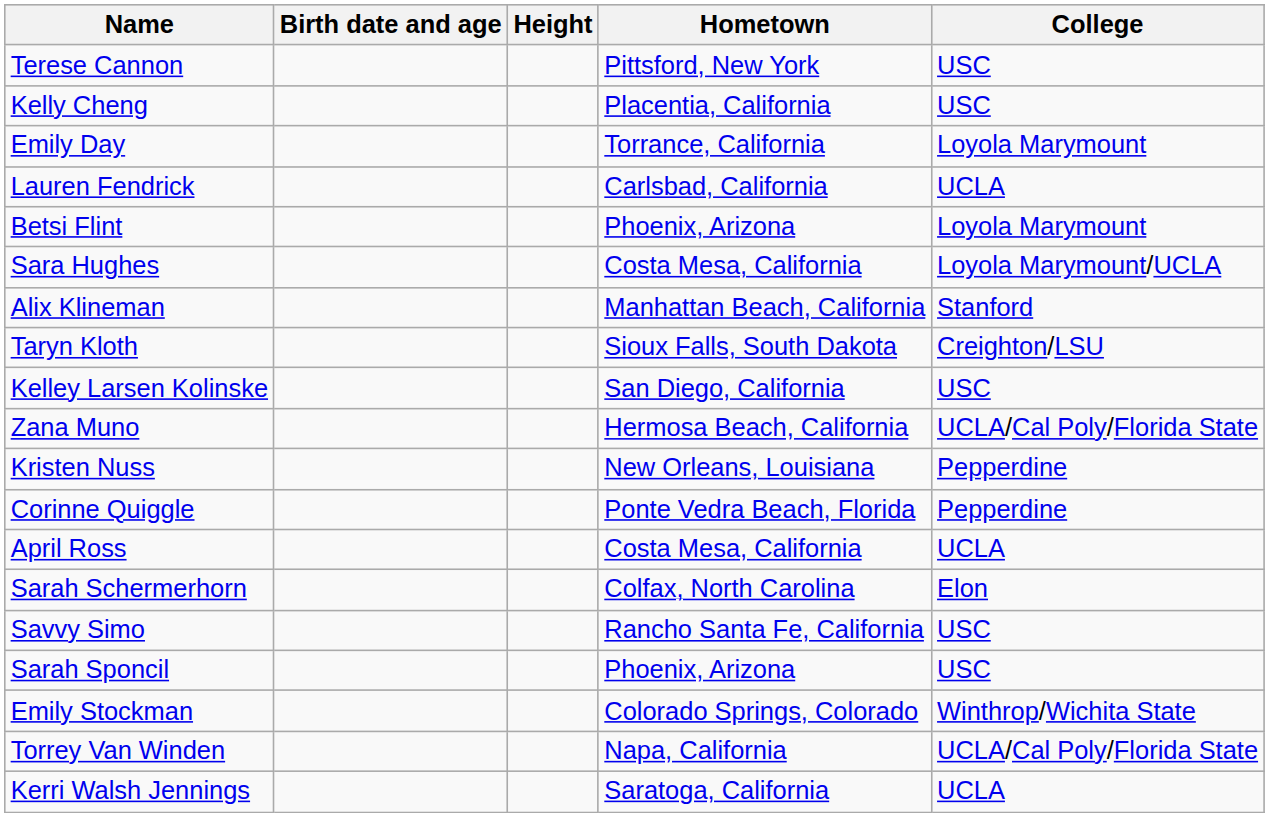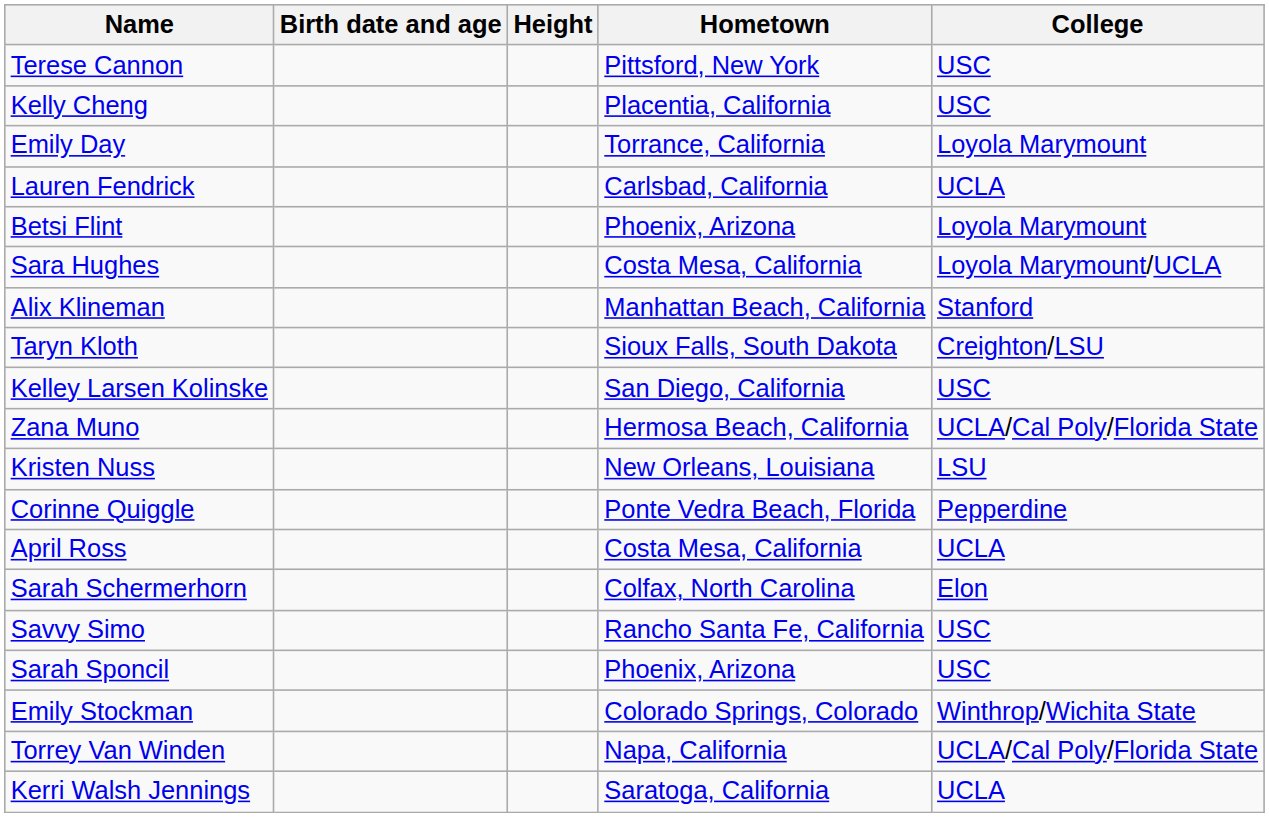(1002, 468) Pepperdine -> (962, 468) LSU
